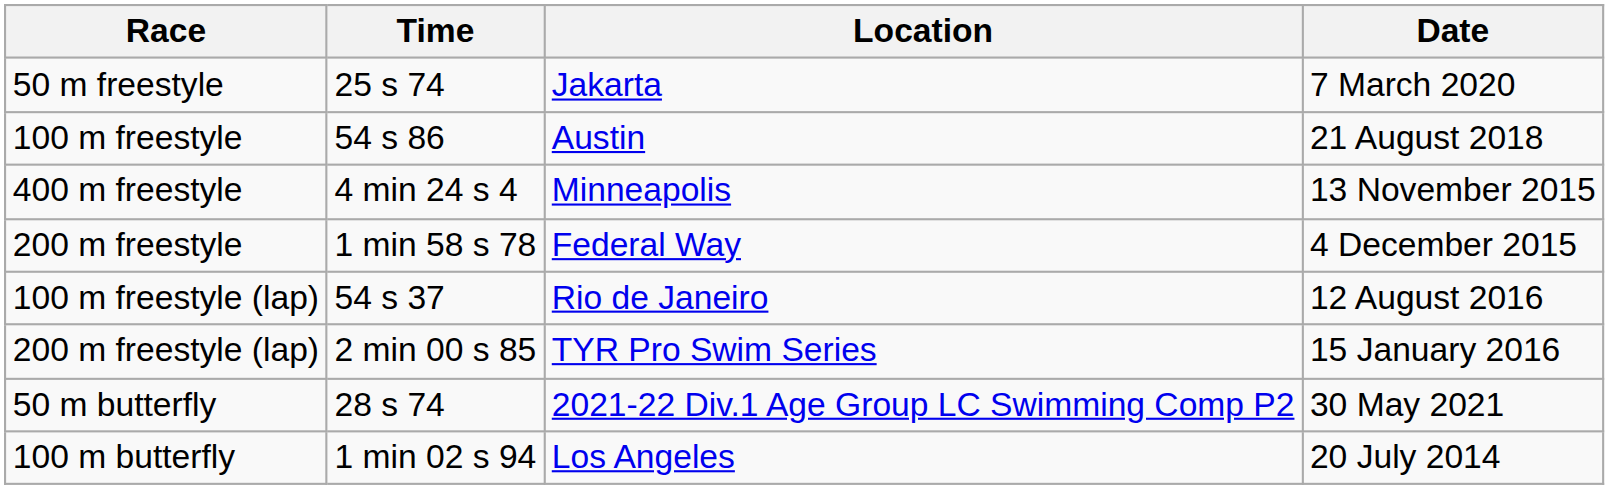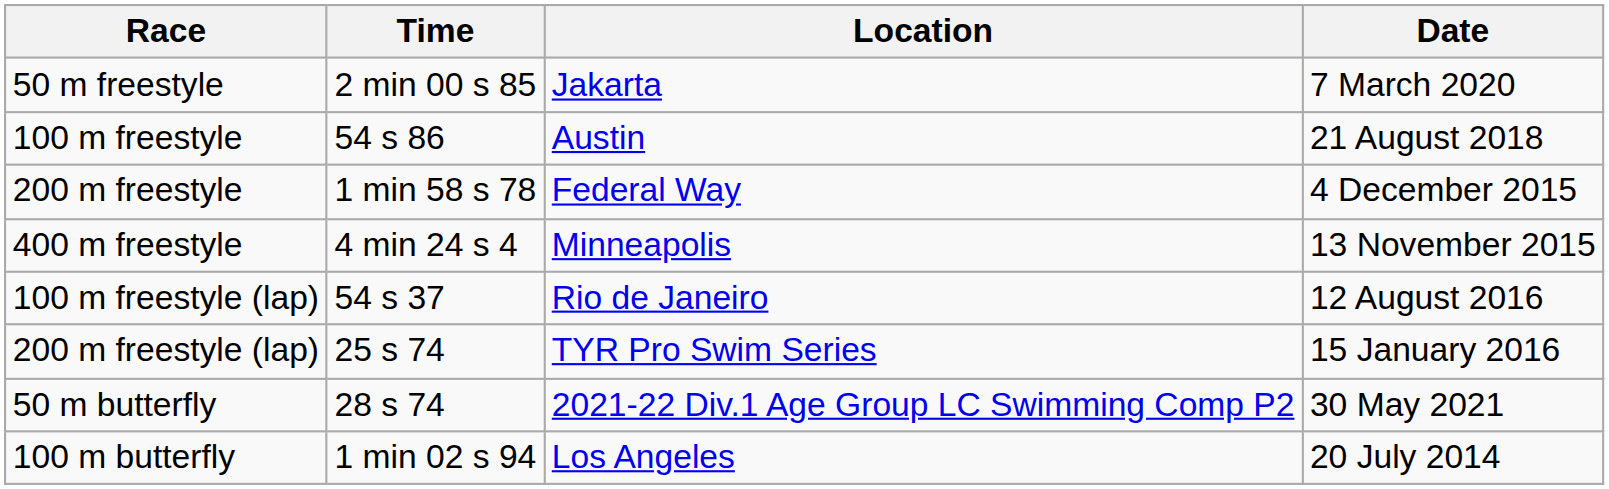(390, 84) 25 s 74 -> (435, 84) 2 min 00 s 85
rows swapped: (128, 244) <-> (128, 191)
(435, 350) 2 min 00 s 85 -> (390, 350) 25 s 74
